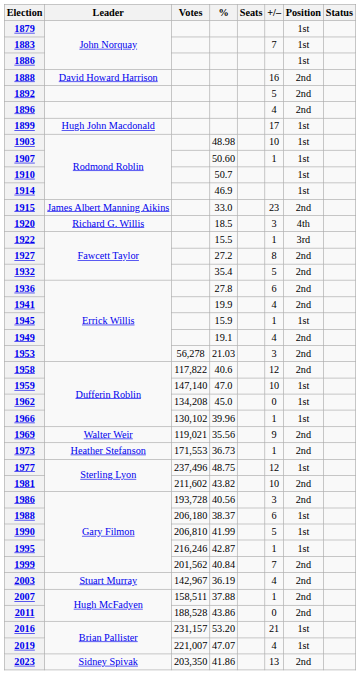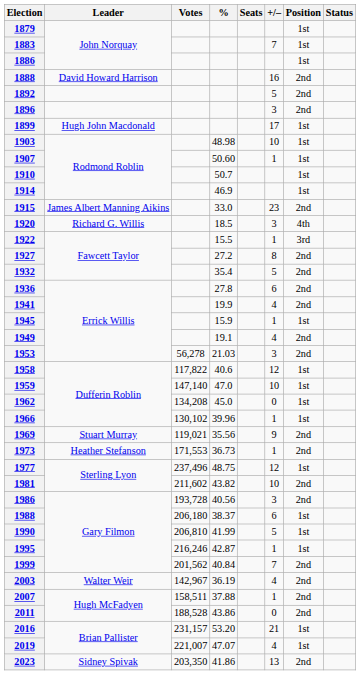(274, 110) 4 -> (274, 110) 3
(303, 369) 2nd -> (303, 369) 1st
(108, 434) Walter Weir -> (108, 434) Stuart Murray
(108, 581) Stuart Murray -> (108, 581) Walter Weir
